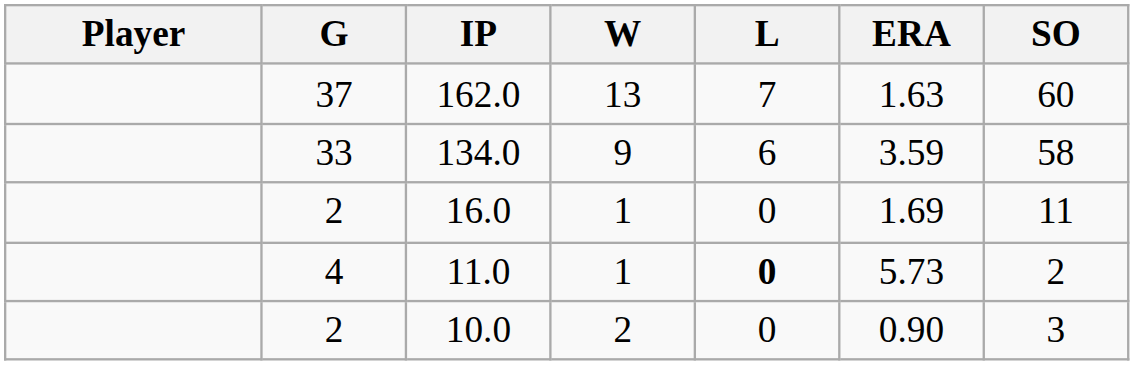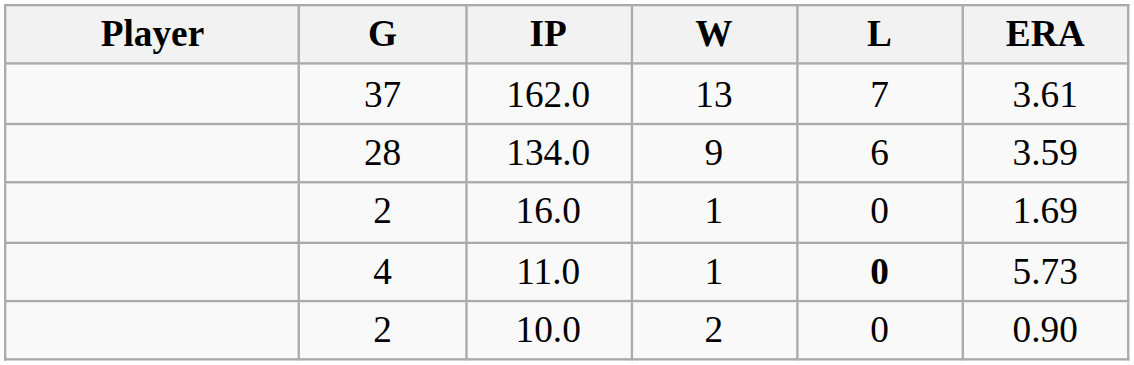- column: (1056, 34)
(911, 93) 1.63 -> (1045, 93) 3.61
(334, 152) 33 -> (383, 152) 28
